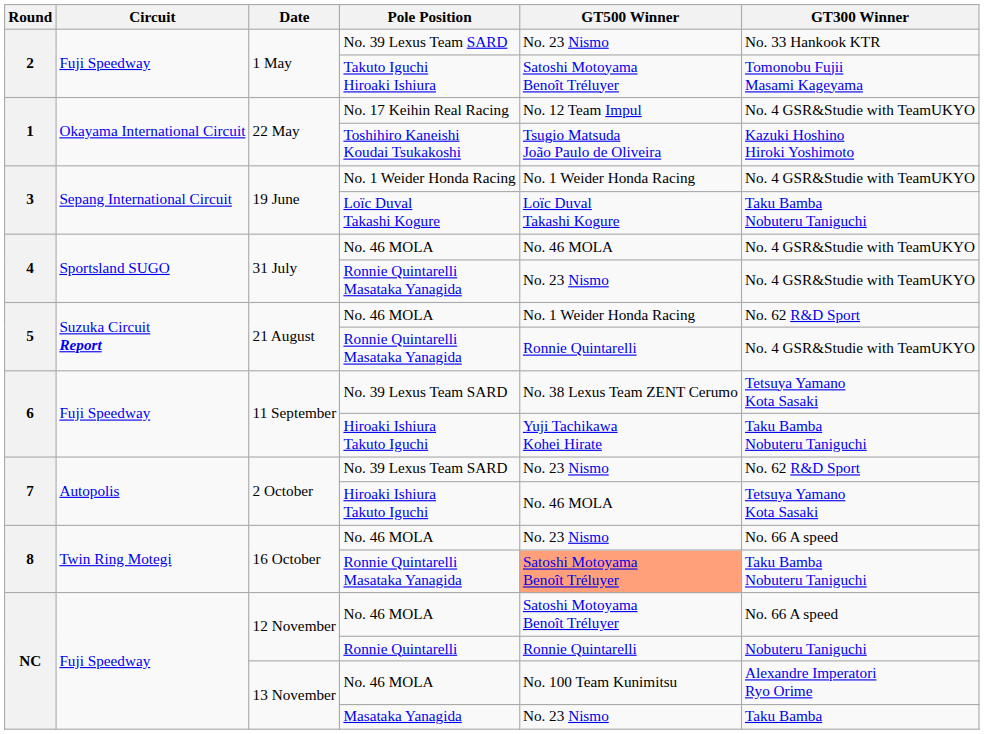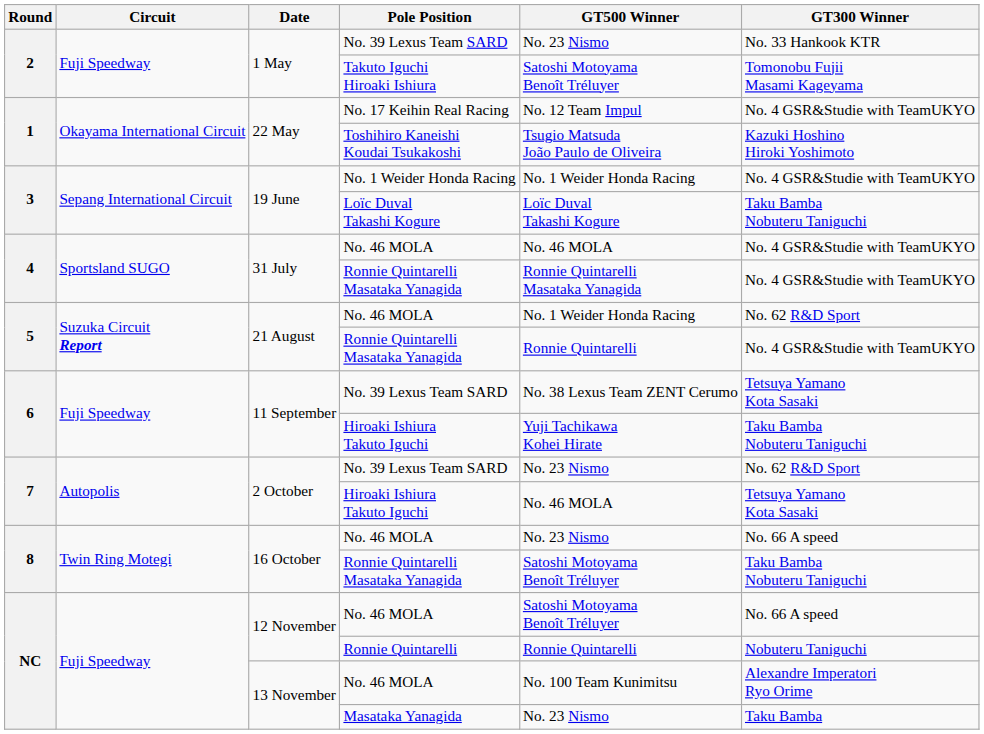(566, 280) No. 23 Nismo -> (582, 280) Ronnie Quintarelli Masataka Yanagida
(580, 571) lightsalmon background -> (580, 571) no background
